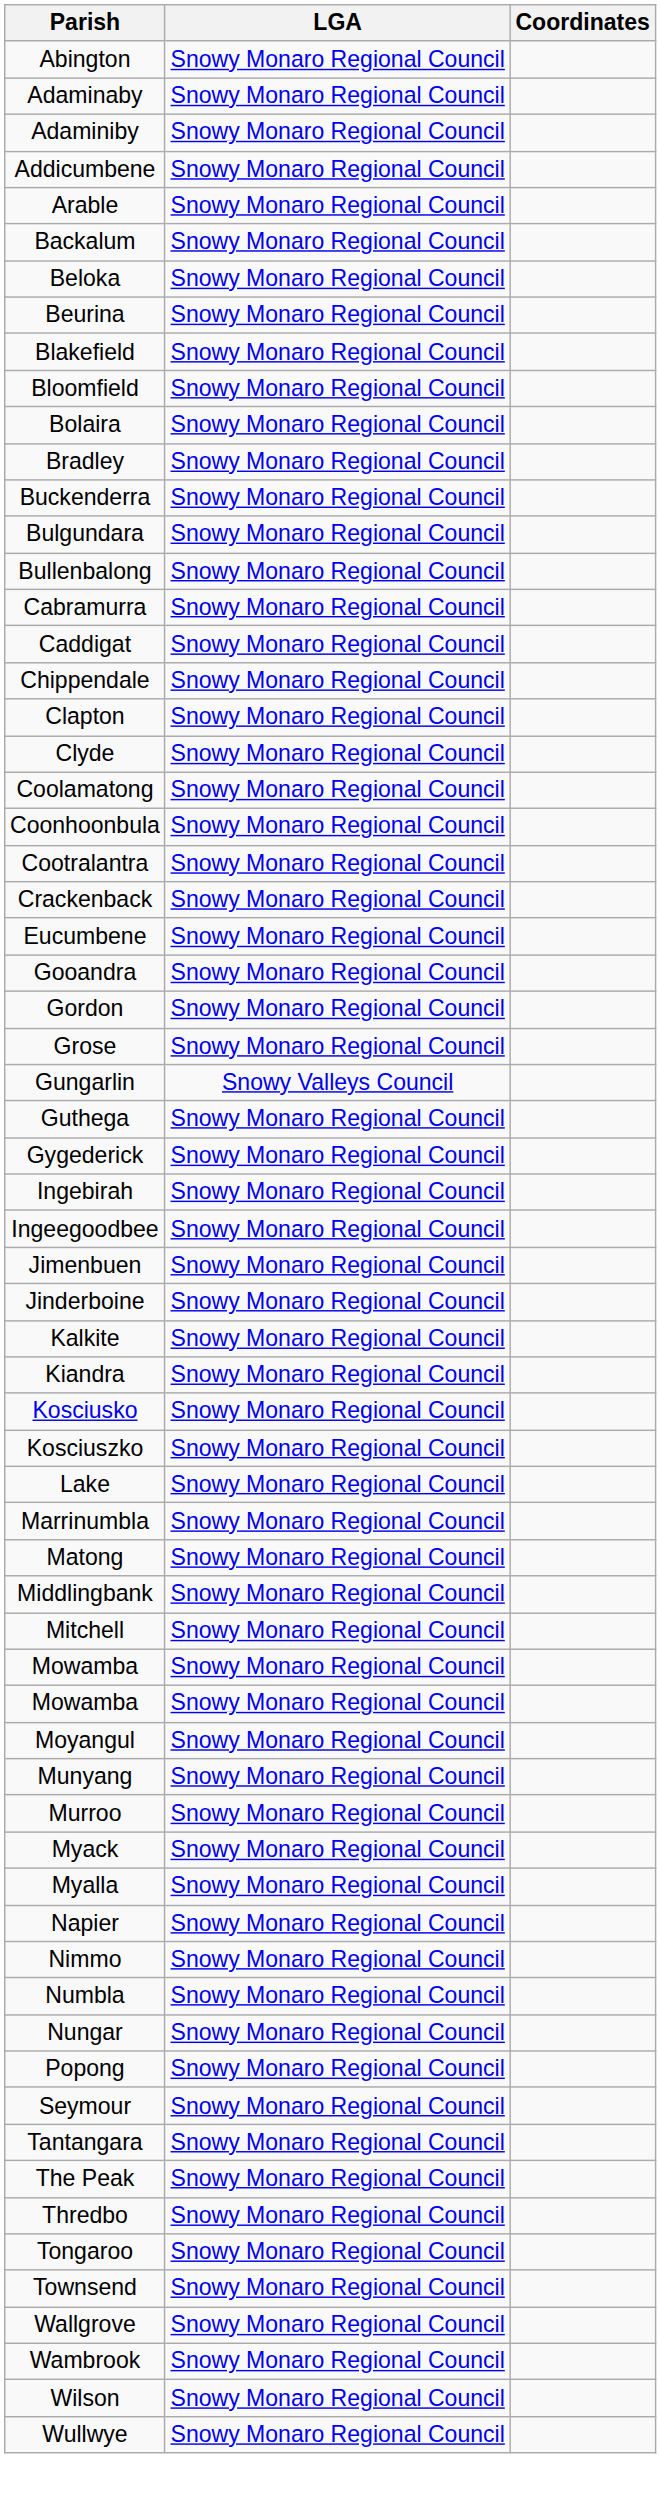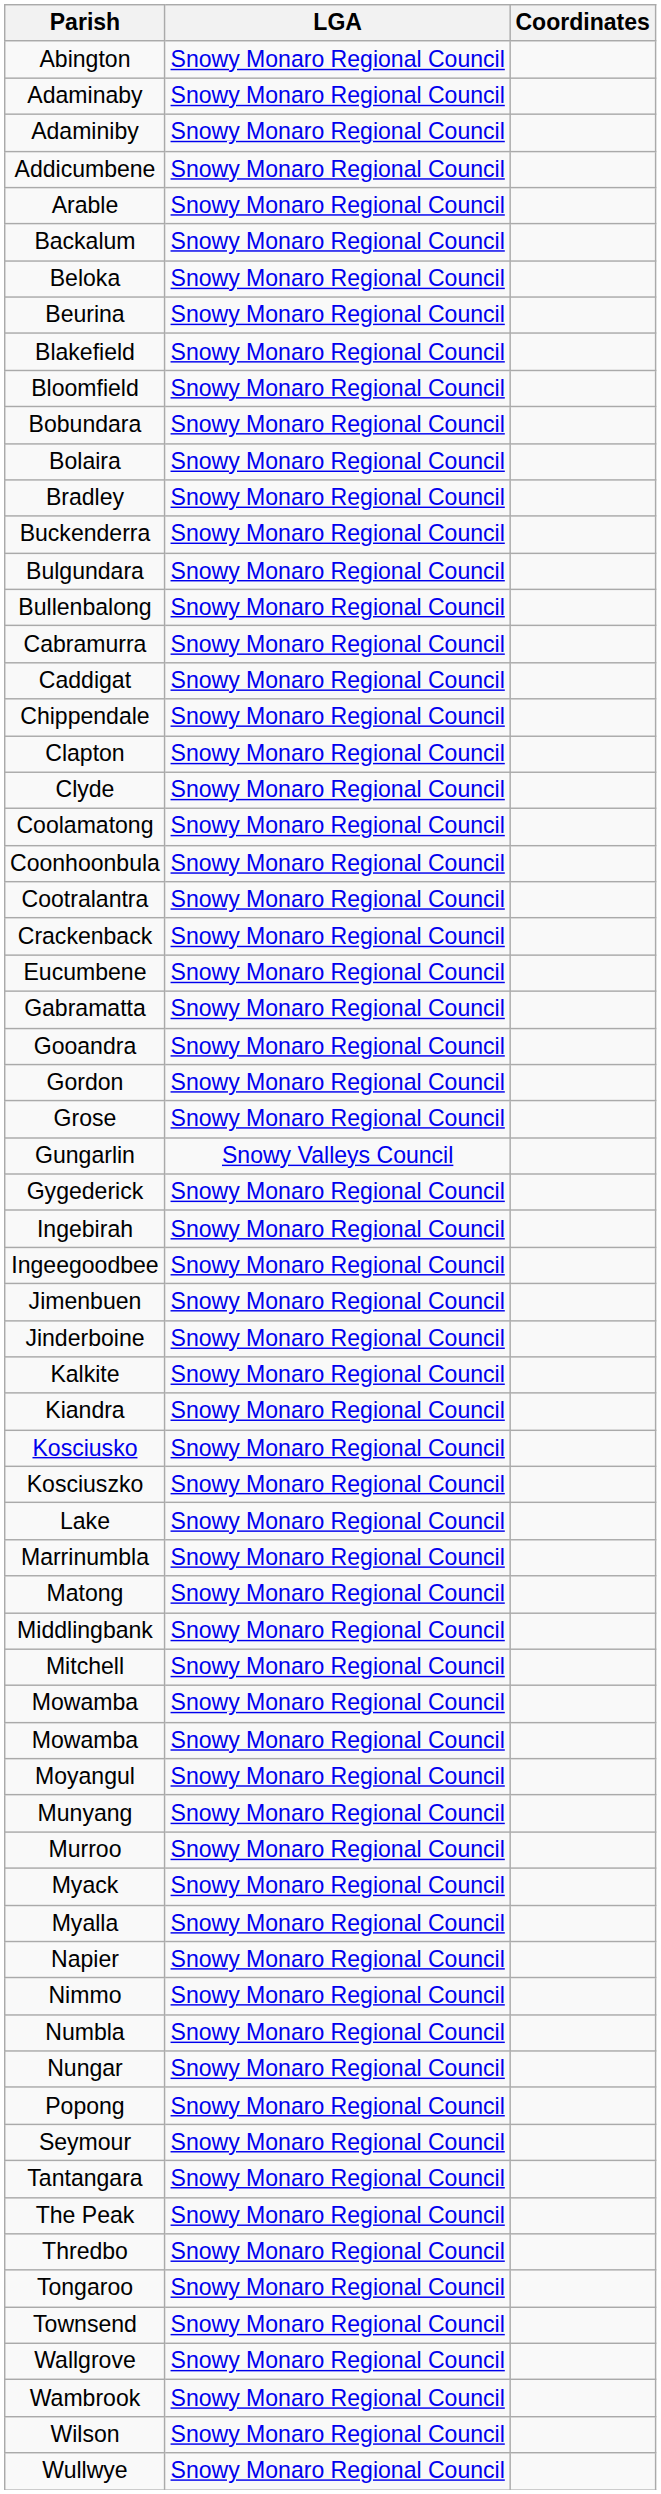+ row: (85, 424)
+ row: (85, 1009)
- row: (85, 1118)
